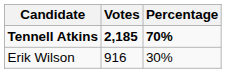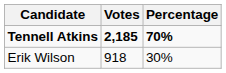(115, 57) 916 -> (115, 57) 918
